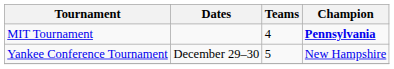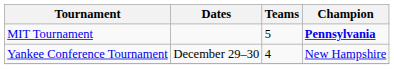(268, 34) 4 -> (268, 34) 5
(268, 53) 5 -> (268, 53) 4
